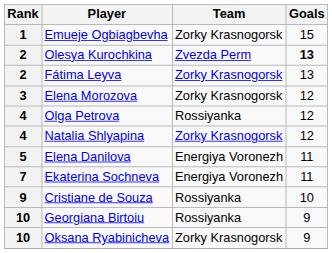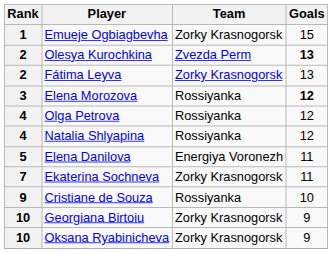(229, 95) Zorky Krasnogorsk -> (208, 95) Rossiyanka
(307, 95) normal -> (307, 95) bold
(229, 136) Zorky Krasnogorsk -> (208, 136) Rossiyanka
(229, 177) Energiya Voronezh -> (229, 177) Zorky Krasnogorsk
(208, 217) Rossiyanka -> (229, 217) Zorky Krasnogorsk
